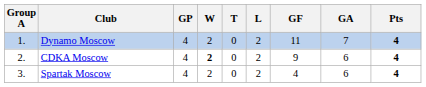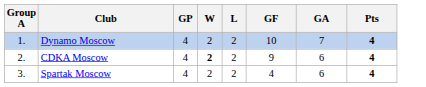- column: (234, 18)
(296, 40) 11 -> (271, 40) 10
